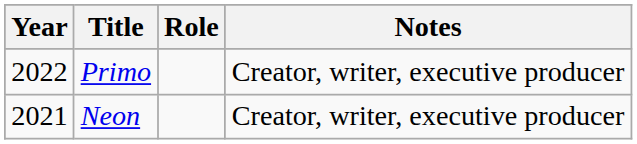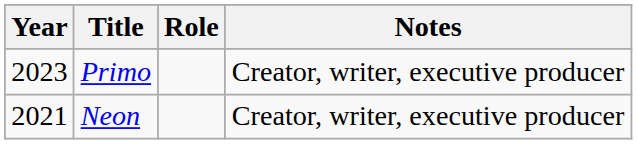(40, 71) 2022 -> (40, 71) 2023
